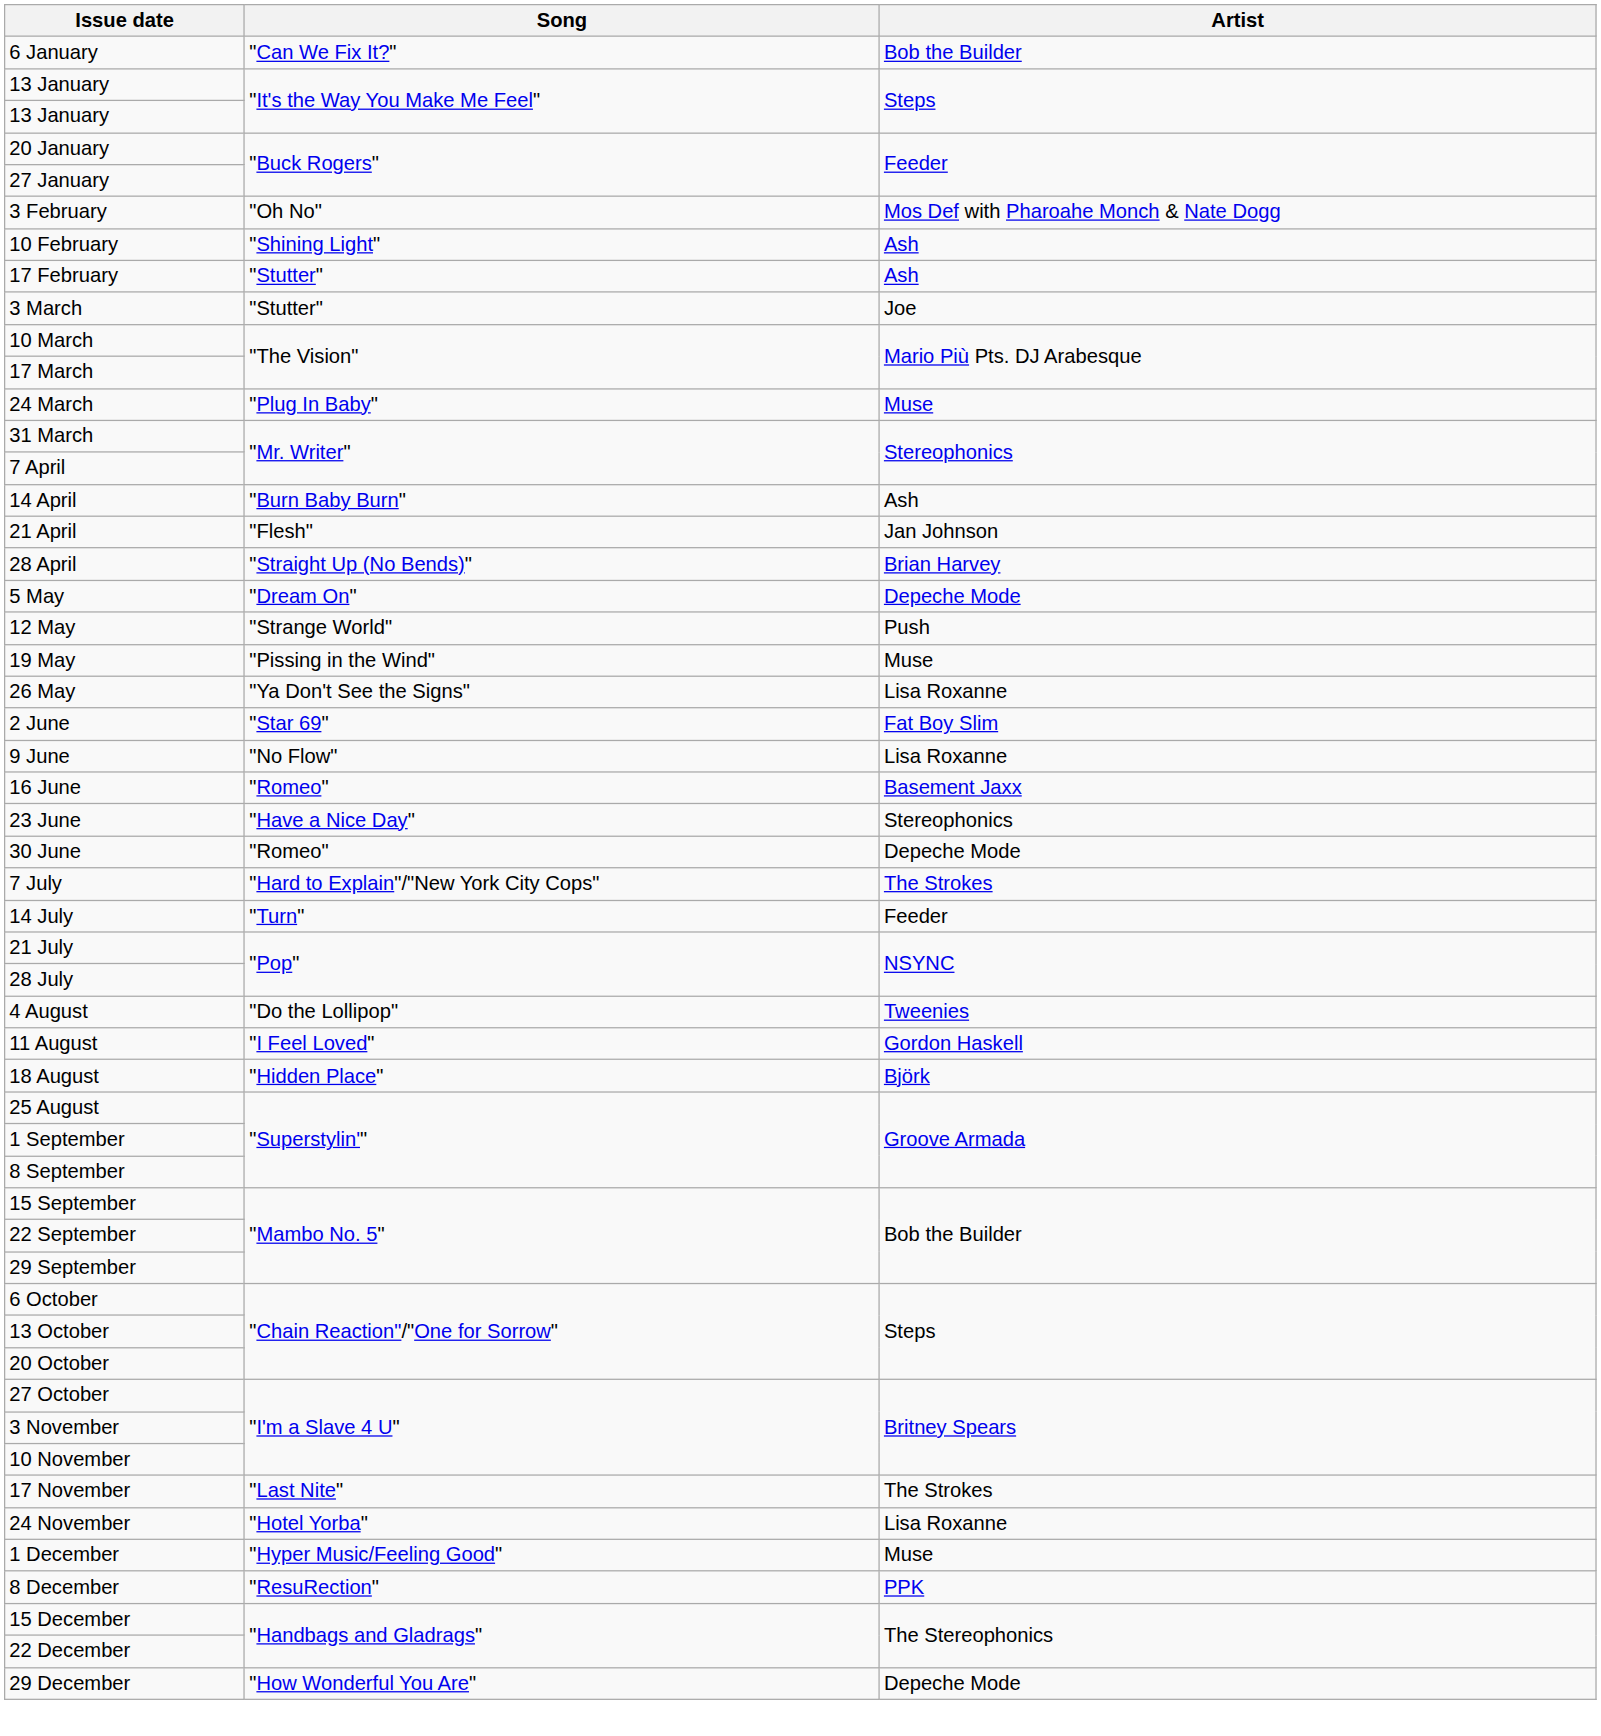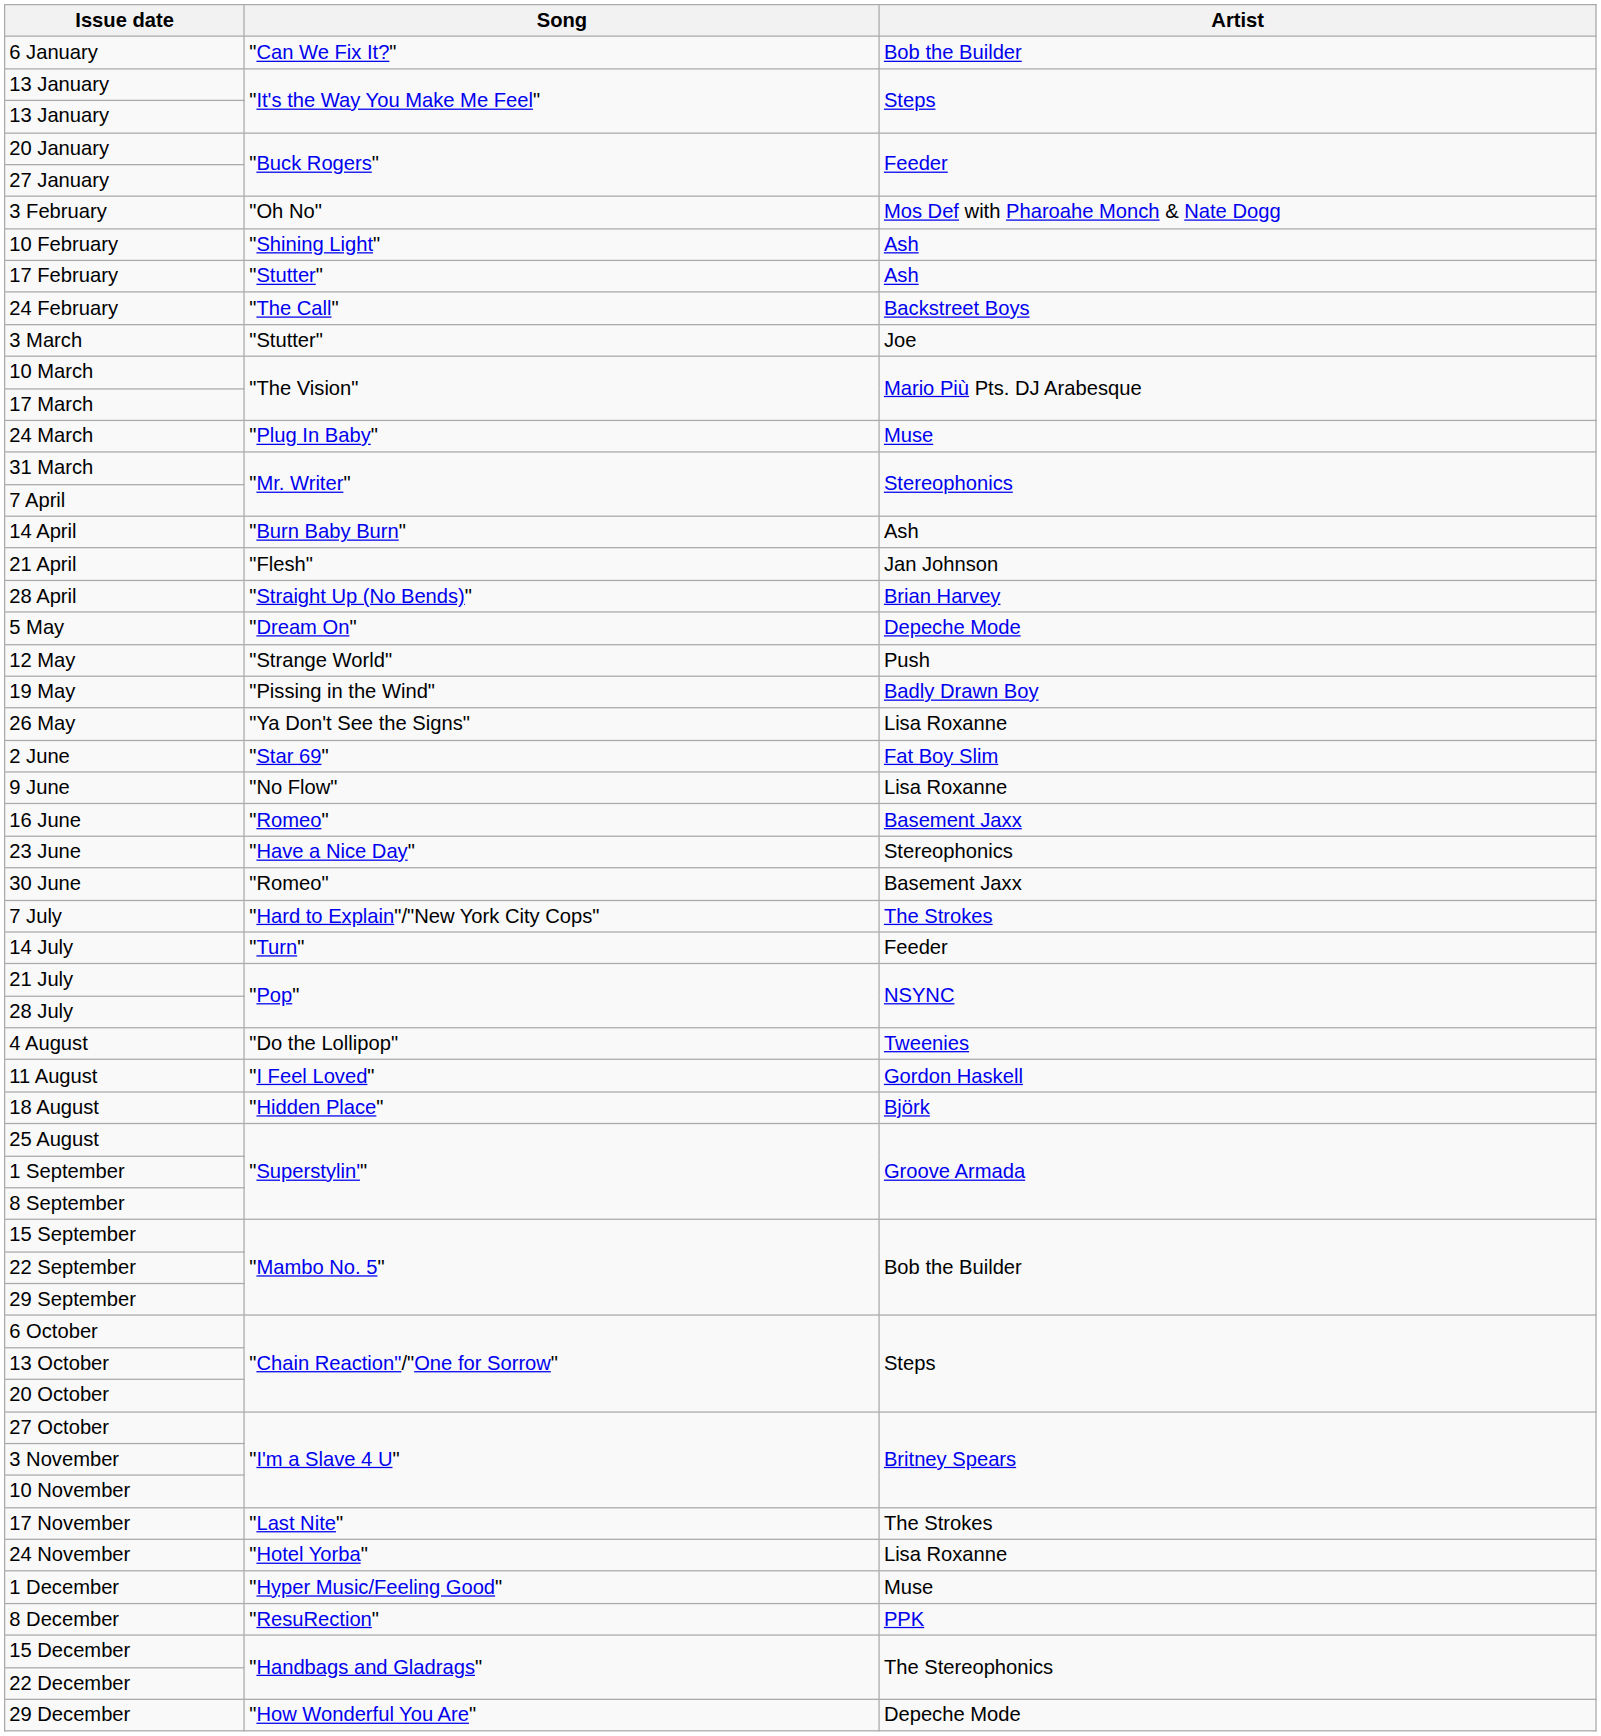+ row: (64, 308)
(909, 659) Muse -> (961, 691) Badly Drawn Boy
(952, 851) Depeche Mode -> (953, 883) Basement Jaxx
